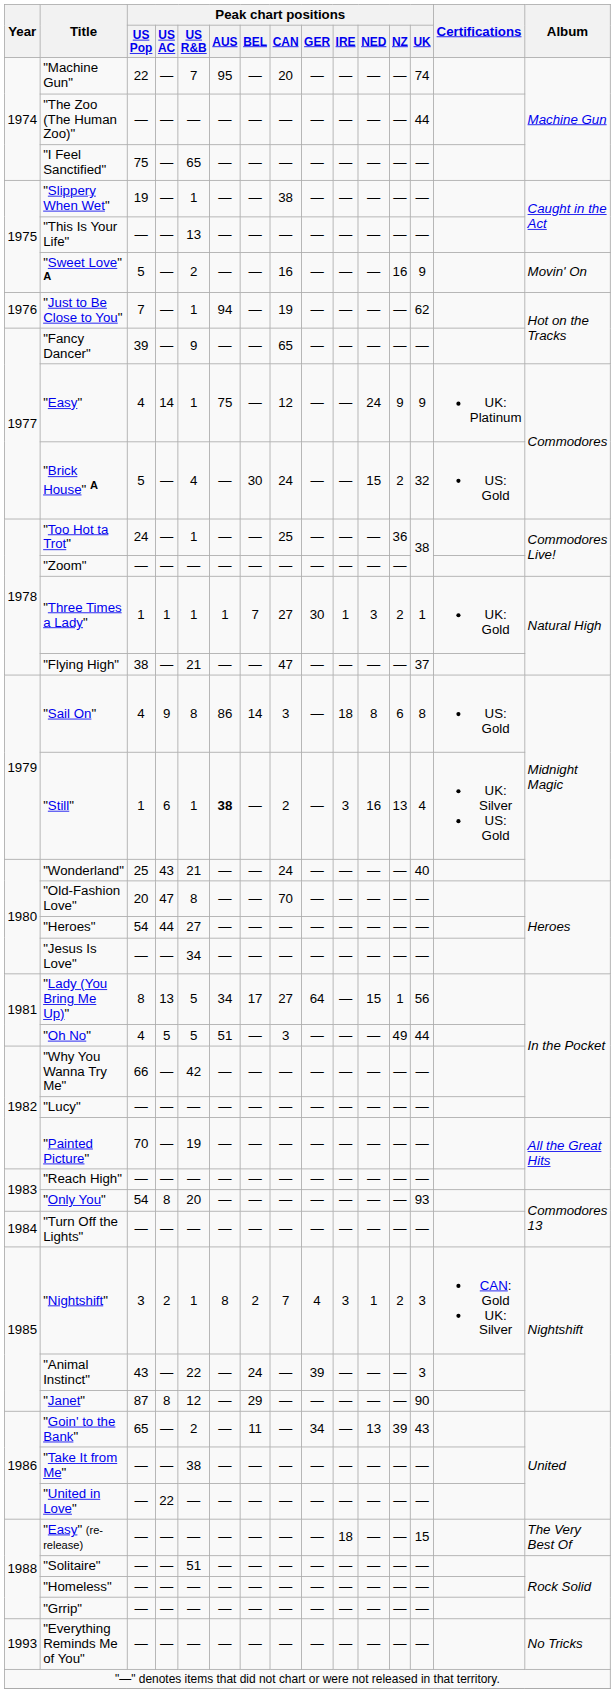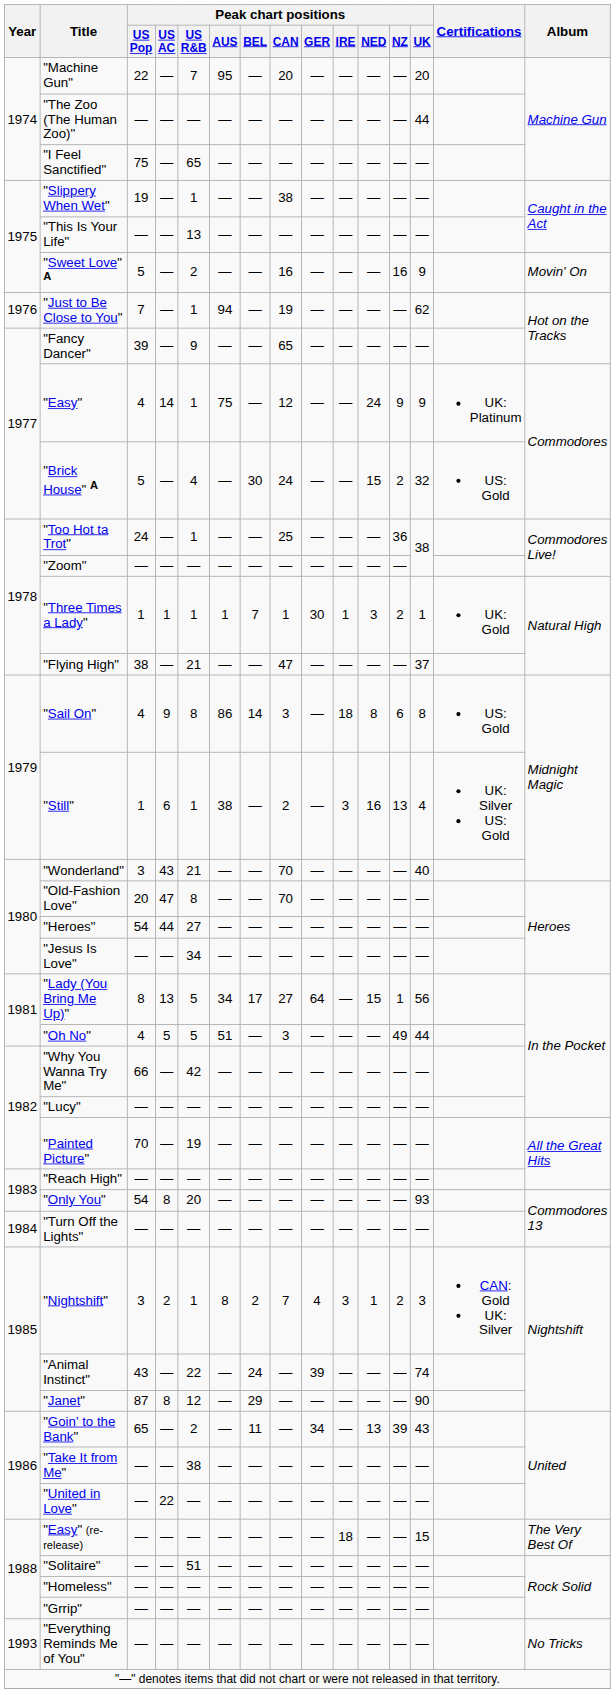(422, 75) 74 -> (422, 75) 20
(286, 615) 27 -> (286, 615) 1
(225, 806) bold -> (225, 806) normal
(141, 870) 25 -> (141, 870) 3
(286, 870) 24 -> (286, 870) 70
(422, 1372) 3 -> (422, 1372) 74
